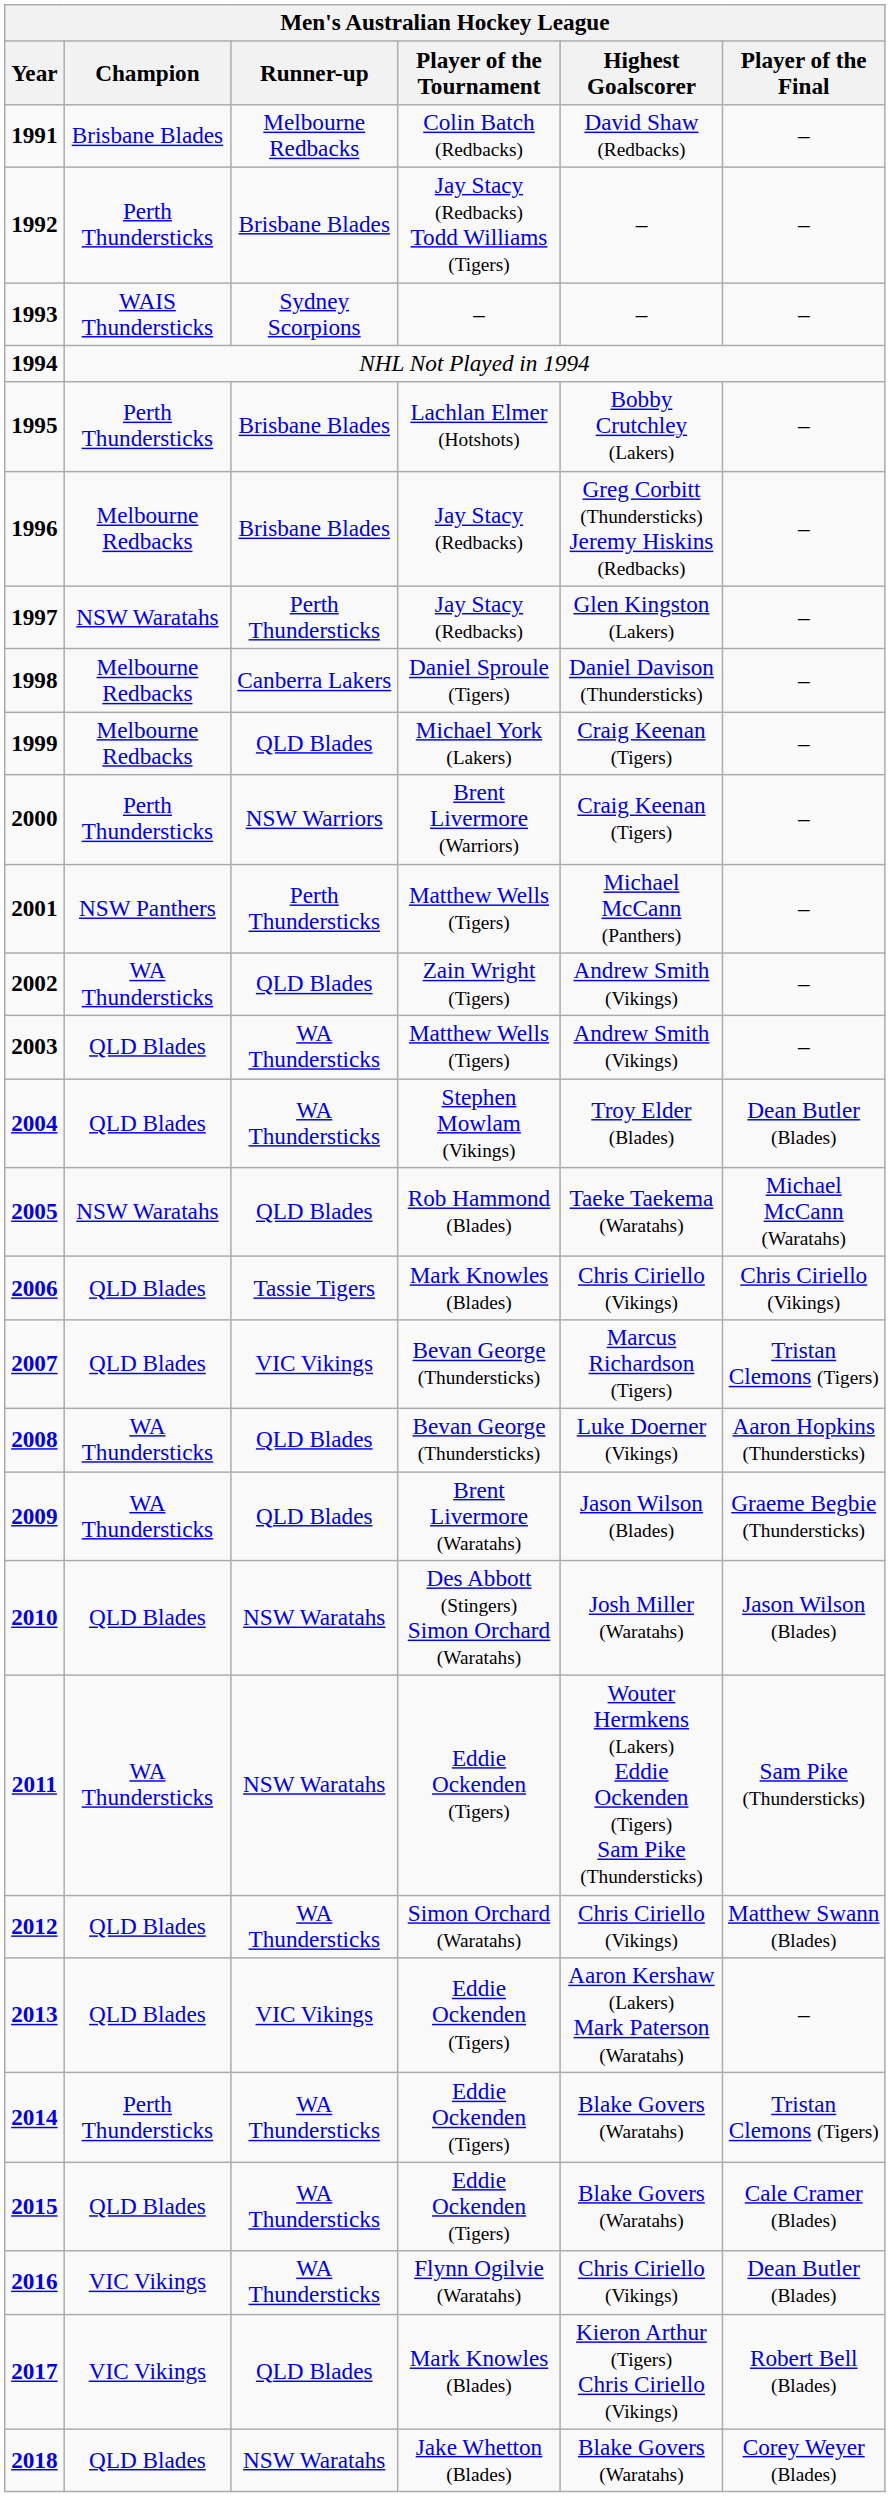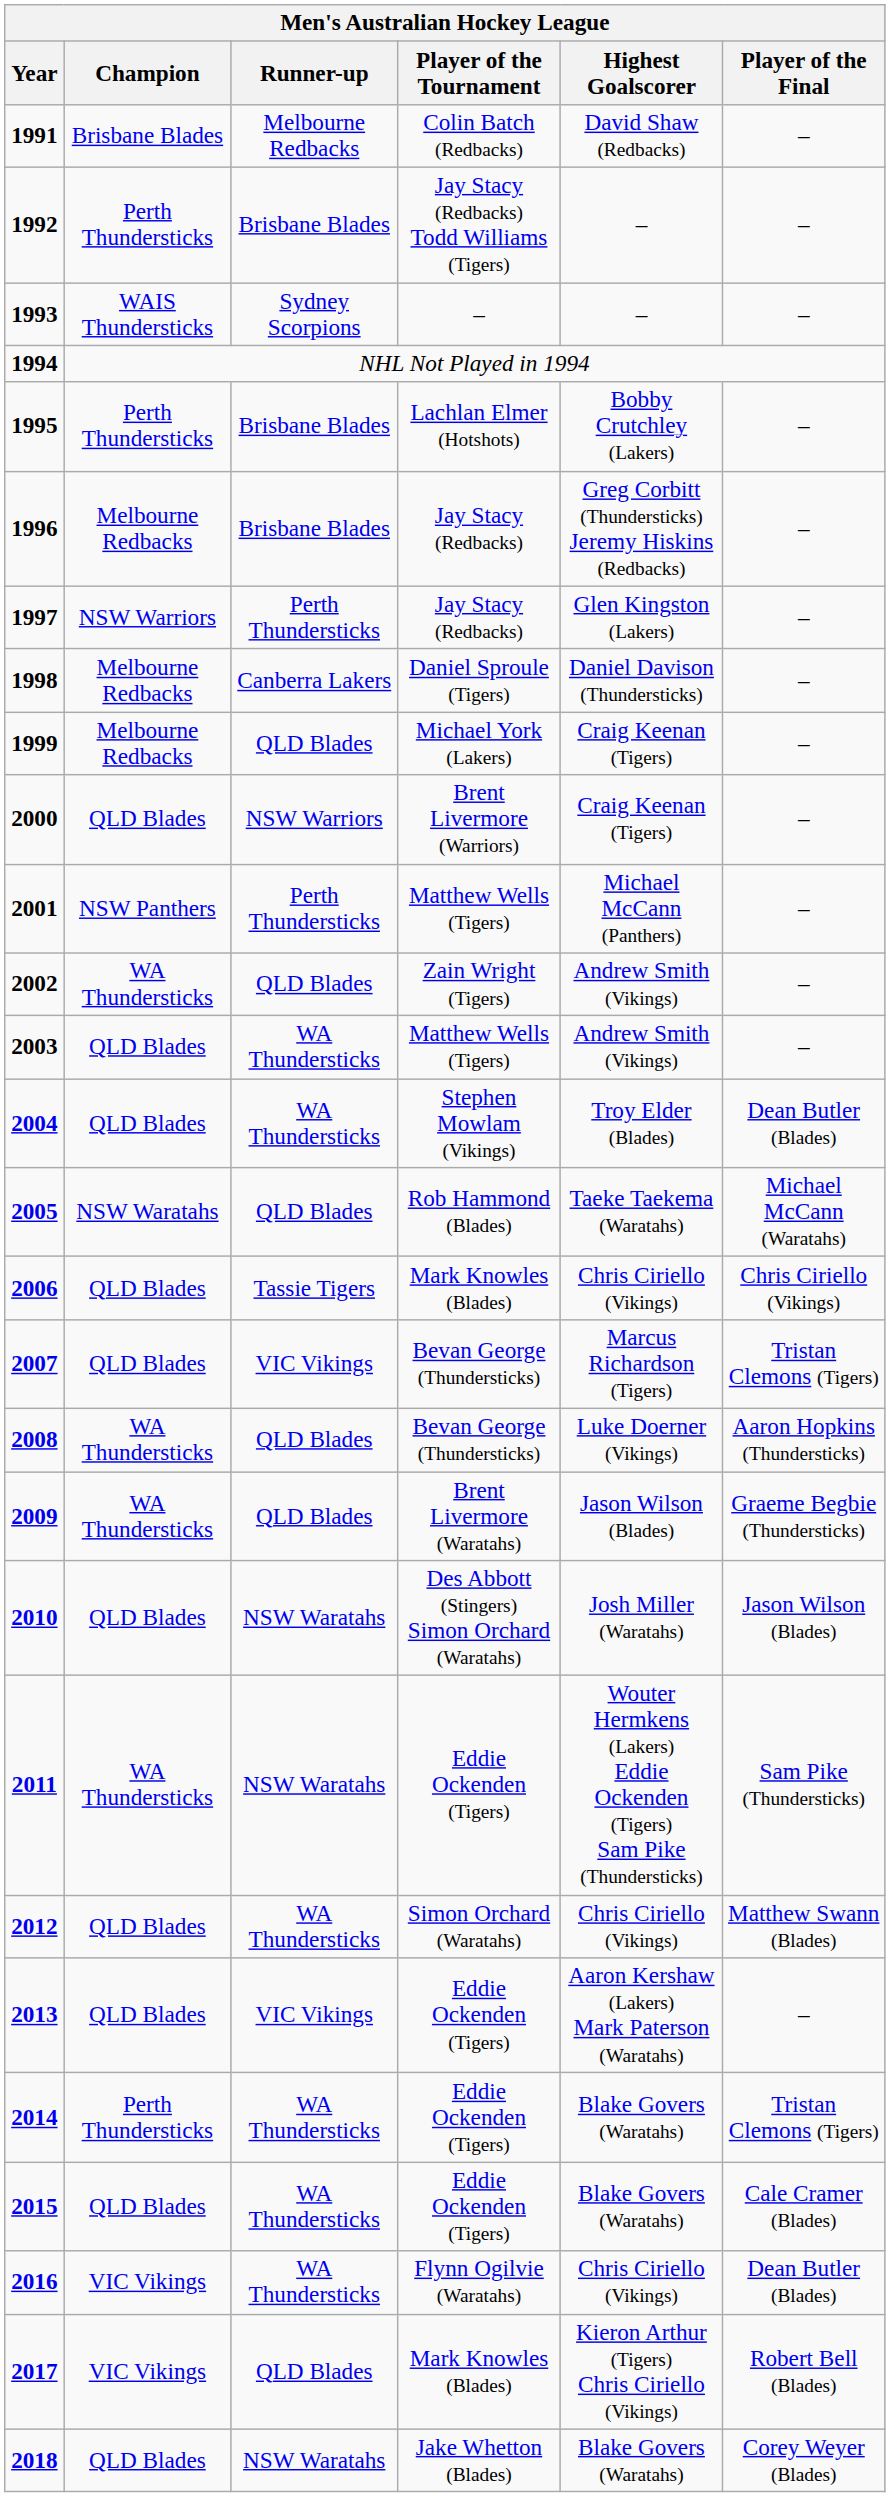(147, 617) NSW Waratahs -> (147, 617) NSW Warriors
(147, 819) Perth Thundersticks -> (147, 819) QLD Blades
